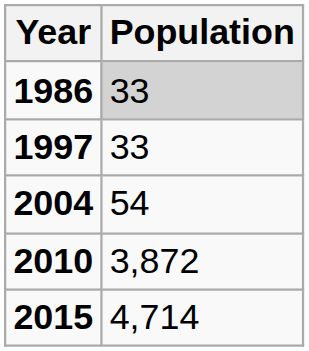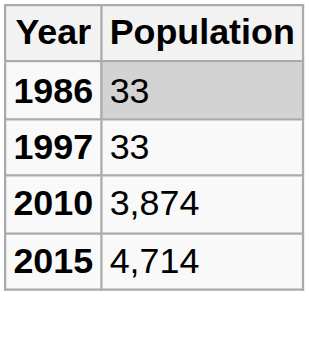- row: (53, 203)
(154, 260) 3,872 -> (154, 203) 3,874
